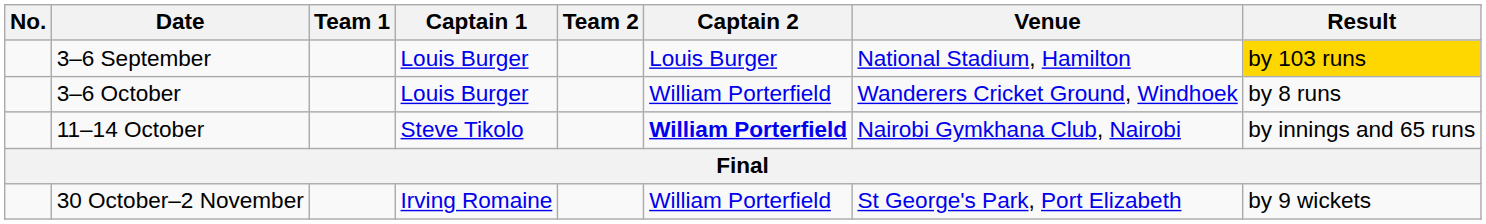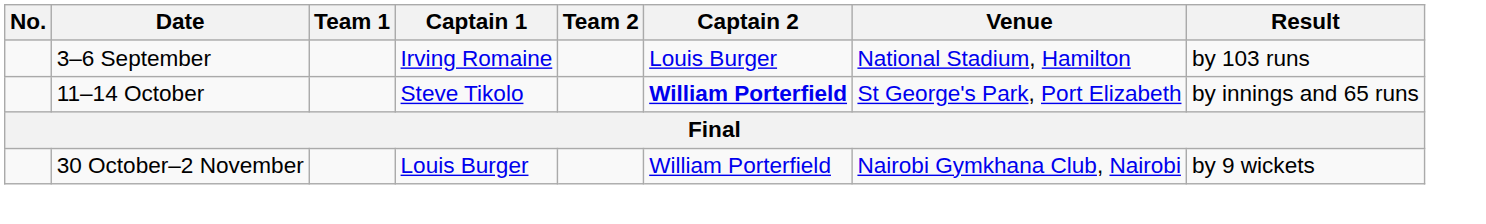(465, 58) Louis Burger -> (476, 58) Irving Romaine
(1307, 58) gold background -> (1251, 58) no background
- row: (119, 93)
(1019, 129) Nairobi Gymkhana Club, Nairobi -> (1019, 93) St George's Park, Port Elizabeth
(476, 201) Irving Romaine -> (465, 165) Louis Burger
(1019, 201) St George's Park, Port Elizabeth -> (1019, 165) Nairobi Gymkhana Club, Nairobi
